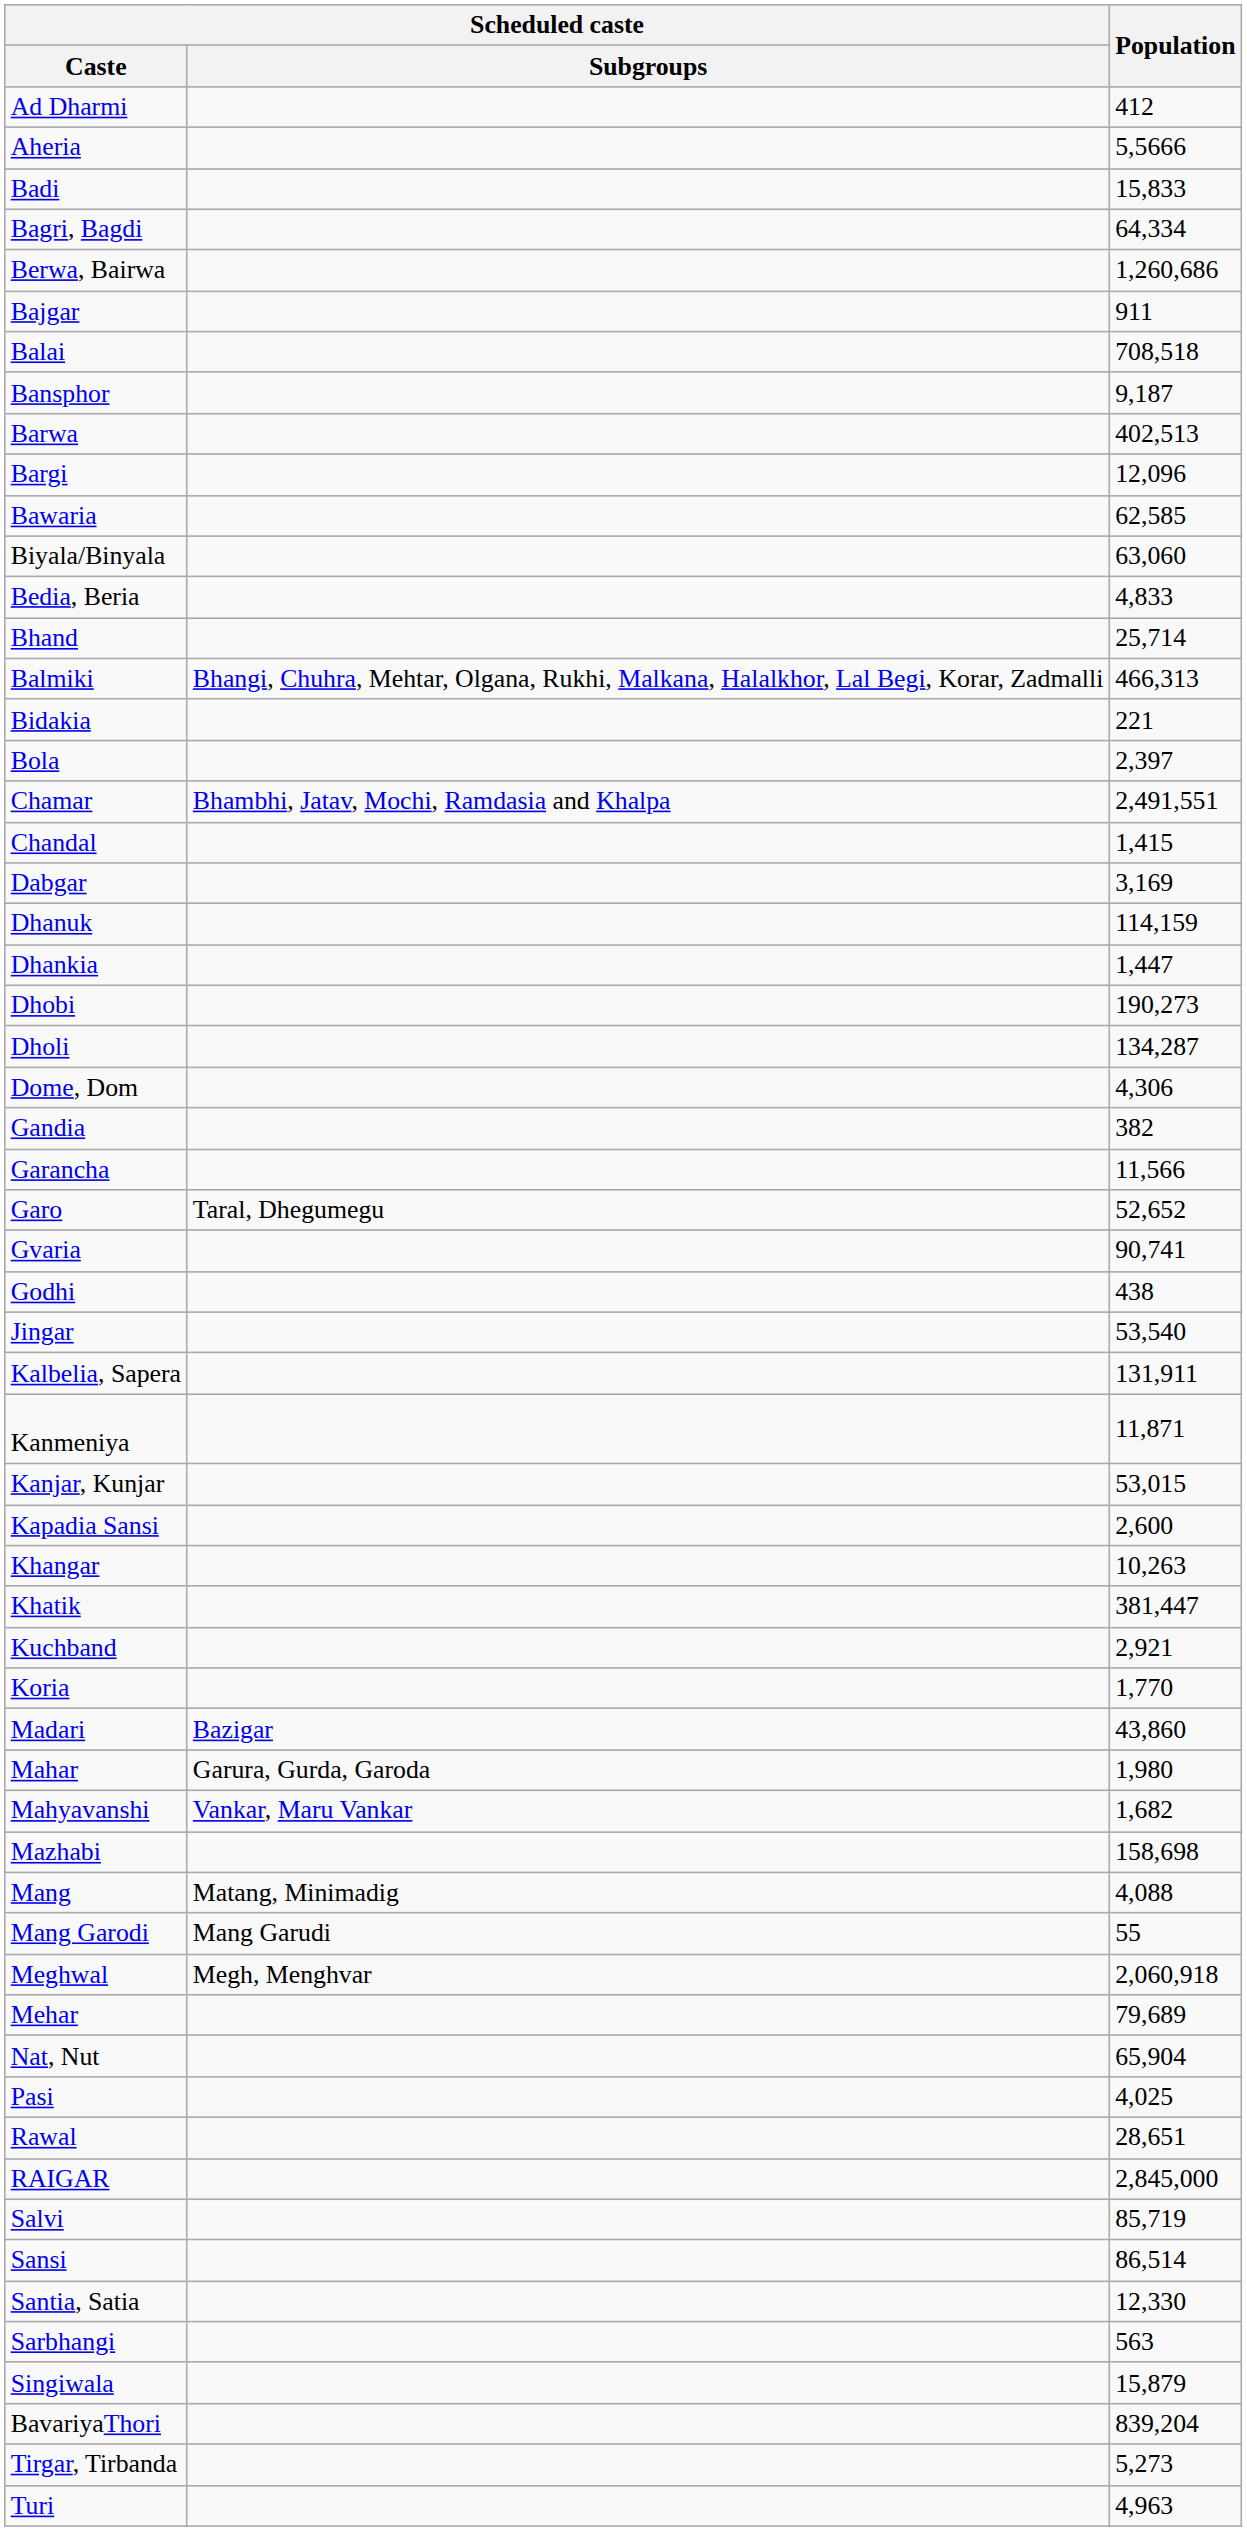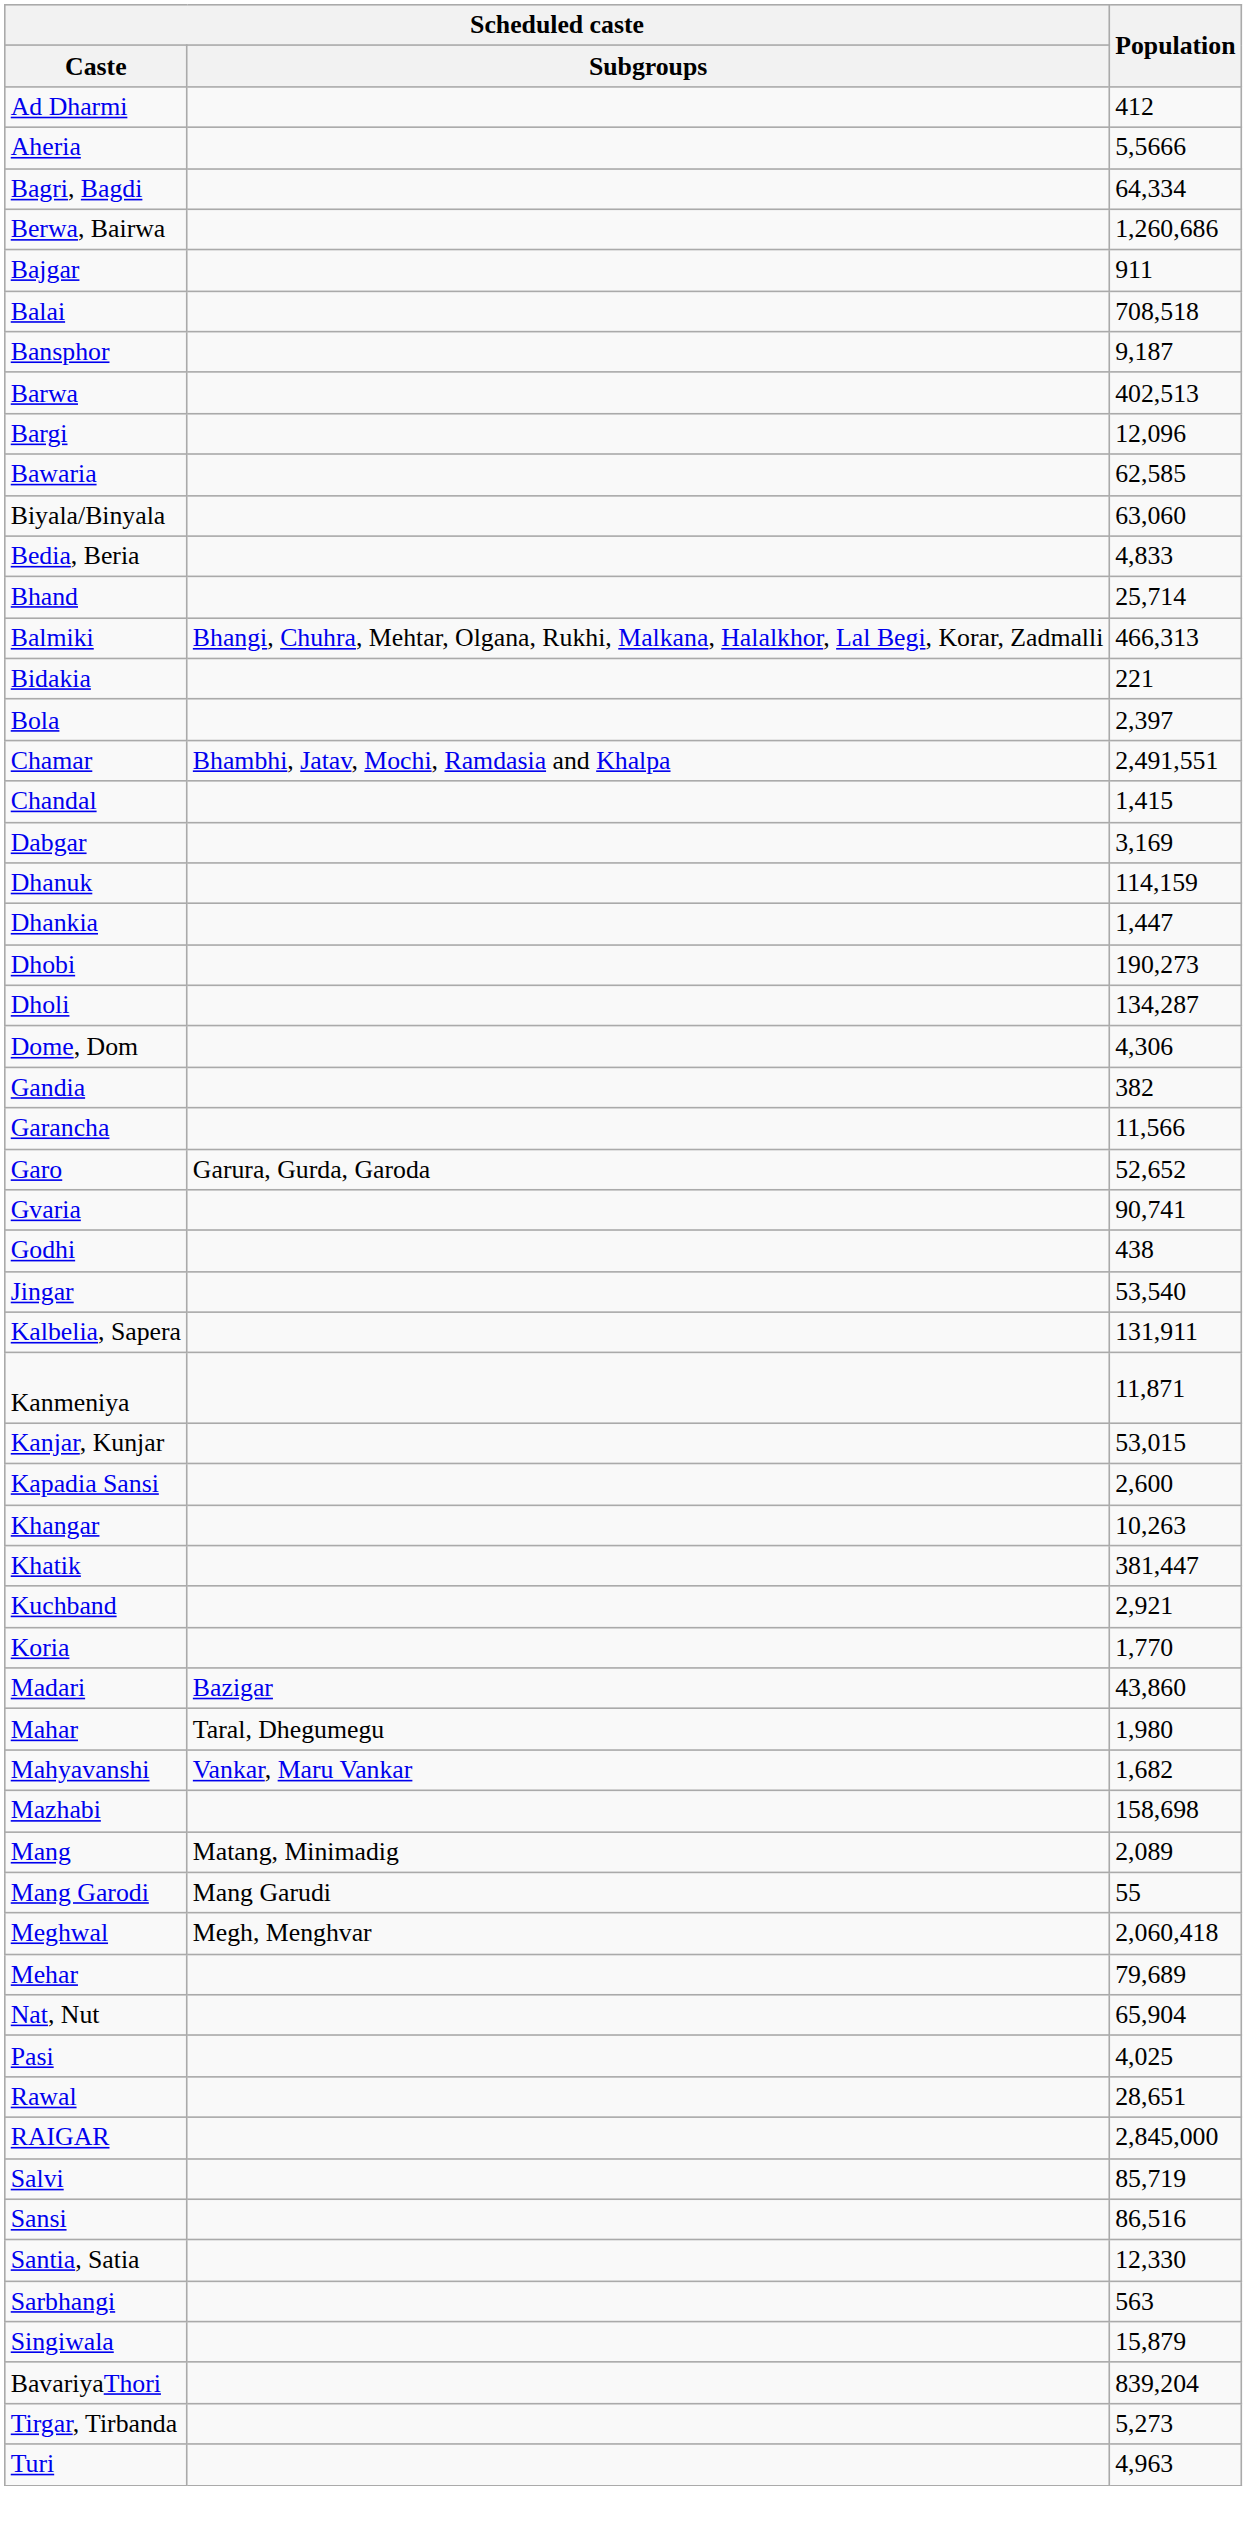- row: (35, 188)
(289, 1209) Taral, Dhegumegu -> (312, 1168) Garura, Gurda, Garoda
(312, 1769) Garura, Gurda, Garoda -> (289, 1728) Taral, Dhegumegu
(1144, 1892) 4,088 -> (1144, 1851) 2,089
(1167, 1974) 2,060,918 -> (1167, 1933) 2,060,418
(1151, 2260) 86,514 -> (1151, 2219) 86,516
